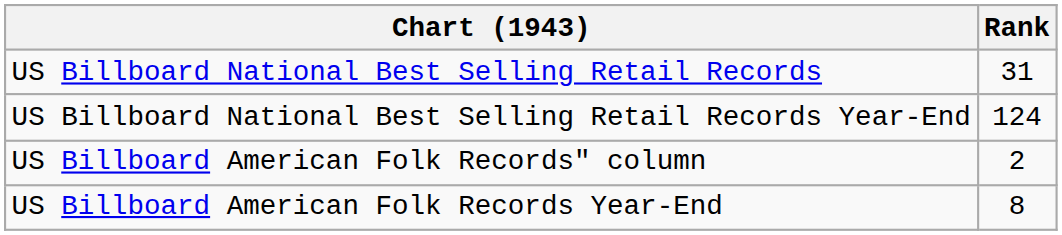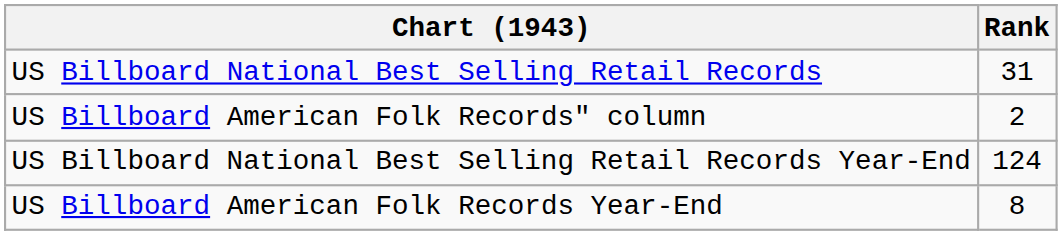rows swapped: (359, 162) <-> (491, 117)
